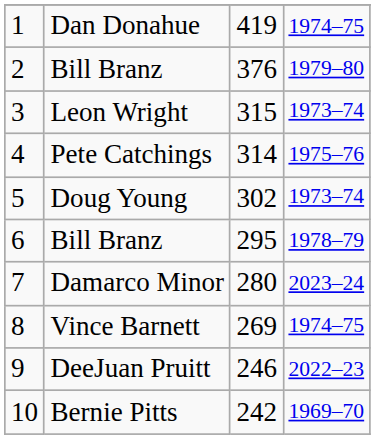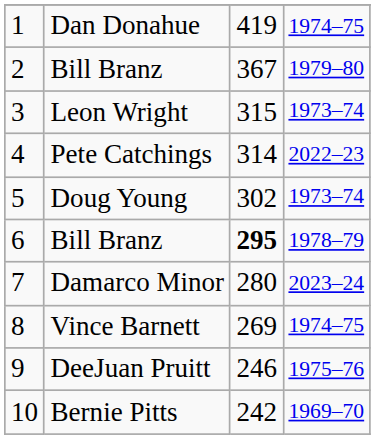(257, 68) 376 -> (257, 68) 367
(326, 154) 1975–76 -> (326, 154) 2022–23
(257, 240) normal -> (257, 240) bold
(326, 369) 2022–23 -> (326, 369) 1975–76
